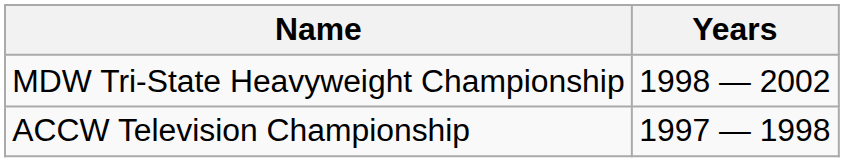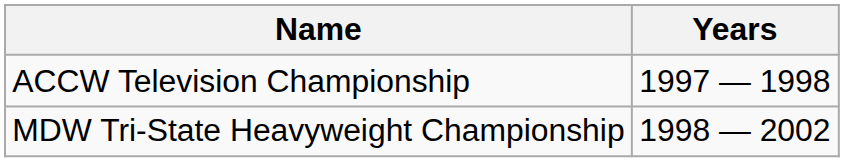rows swapped: (241, 130) <-> (318, 80)
